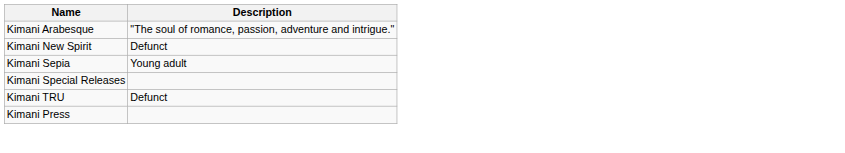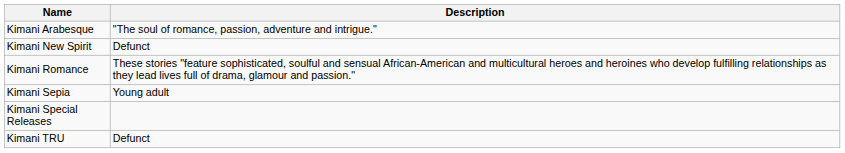+ row: (48, 70)
- row: (38, 115)
